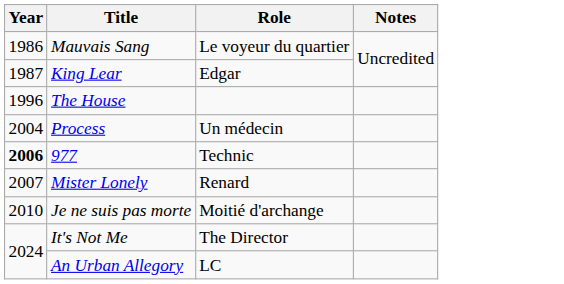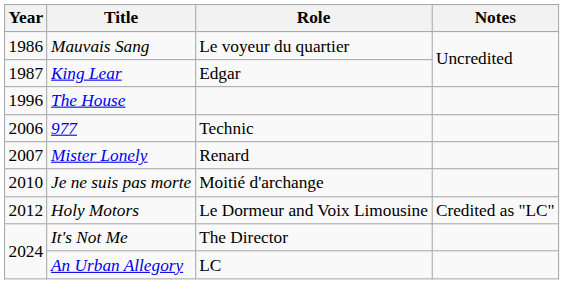- row: (78, 127)
(26, 155) bold -> (26, 127) normal
+ row: (95, 210)
